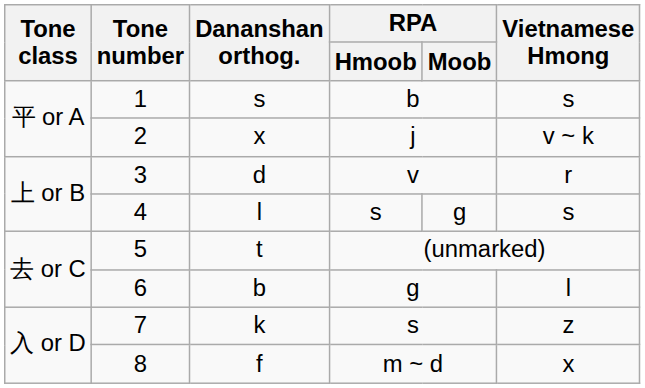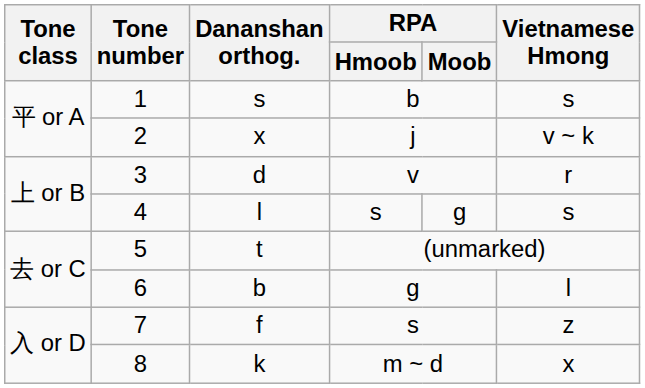(259, 325) k -> (259, 325) f
(259, 363) f -> (259, 363) k
